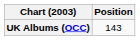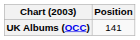(113, 27) 143 -> (113, 27) 141
